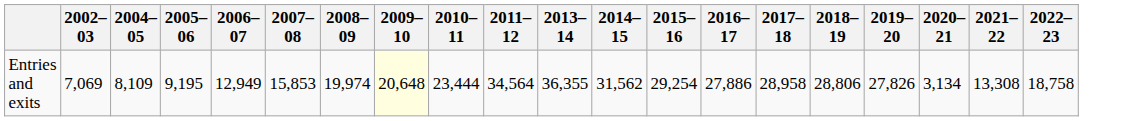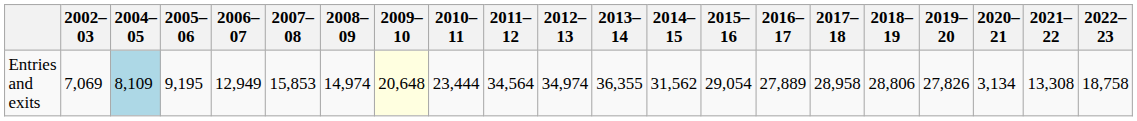+ column: (565, 27)
(134, 83) no background -> (134, 83) lightblue background
(347, 83) 19,974 -> (347, 83) 14,974
(674, 83) 29,254 -> (728, 83) 29,054
(728, 83) 27,886 -> (783, 83) 27,889
